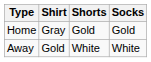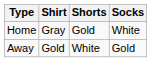(123, 30) Gold -> (126, 30) White
(126, 48) White -> (123, 48) Gold
